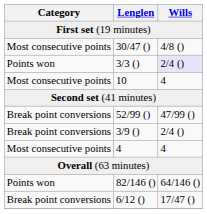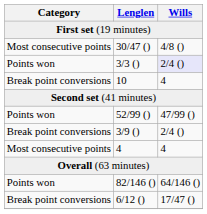(59, 81) Most consecutive points -> (59, 81) Break point conversions
(59, 115) Break point conversions -> (31, 115) Points won
